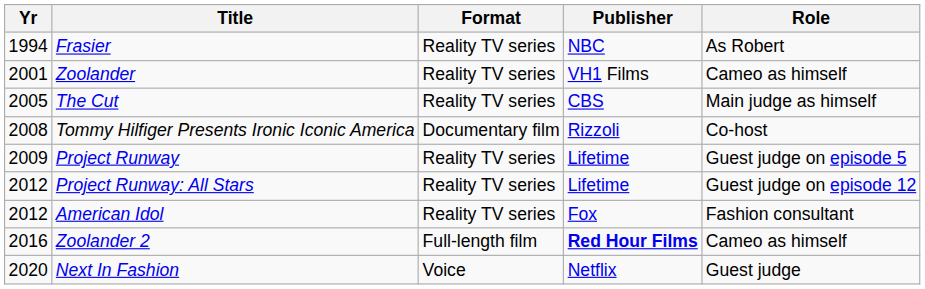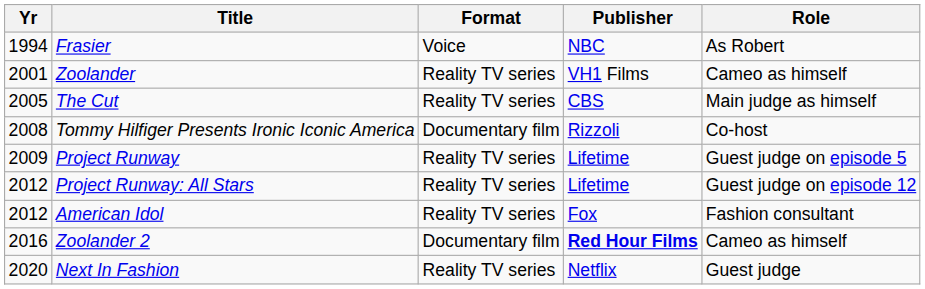(489, 46) Reality TV series -> (444, 46) Voice
(480, 241) Full-length film -> (491, 241) Documentary film
(444, 269) Voice -> (489, 269) Reality TV series
